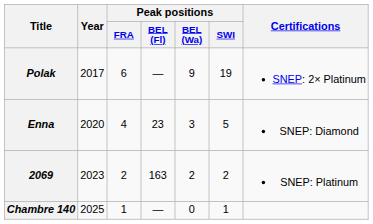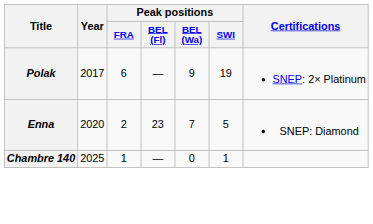(124, 124) 4 -> (124, 124) 2
(192, 124) 3 -> (192, 124) 7
- row: (41, 176)
